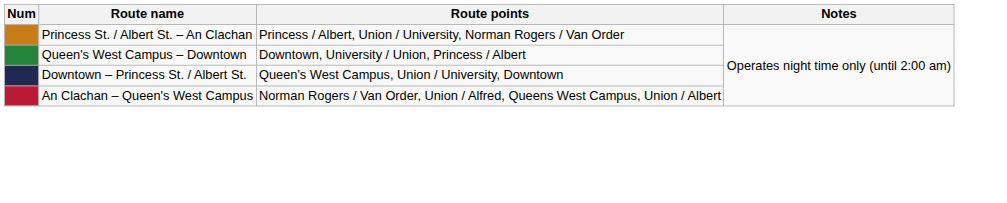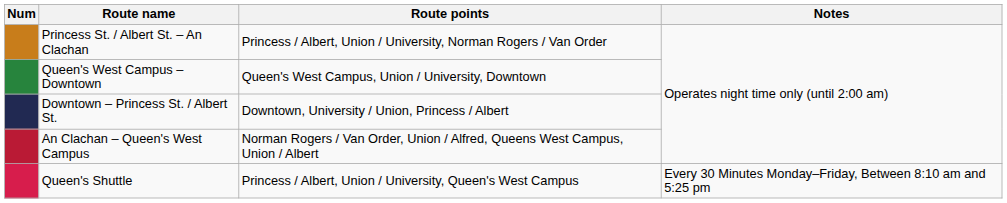(392, 55) Downtown, University / Union, Princess / Albert -> (394, 76) Queen's West Campus, Union / University, Downtown
(411, 75) Queen's West Campus, Union / University, Downtown -> (375, 111) Downtown, University / Union, Princess / Albert
+ row: (87, 180)
